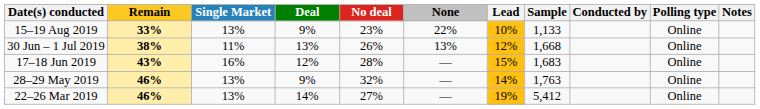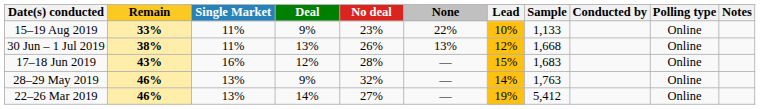(233, 29) 13% -> (233, 29) 11%
